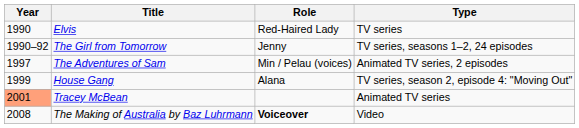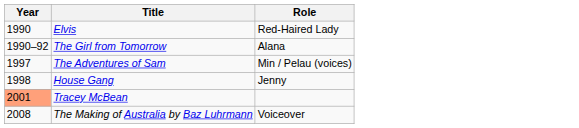- column: (465, 13)
(272, 47) Jenny -> (271, 47) Alana
(19, 81) 1999 -> (19, 81) 1998
(271, 81) Alana -> (272, 81) Jenny
(283, 115) bold -> (281, 115) normal
